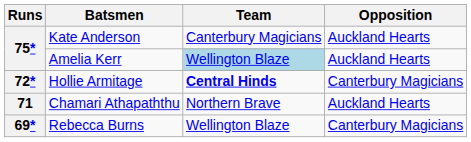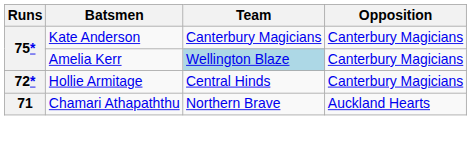(379, 37) Auckland Hearts -> (396, 37) Canterbury Magicians
(379, 59) Auckland Hearts -> (396, 59) Canterbury Magicians
(231, 81) bold -> (228, 81) normal
- row: (96, 125)
